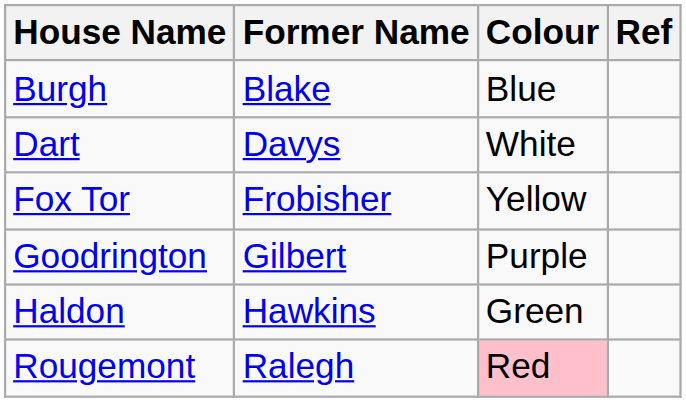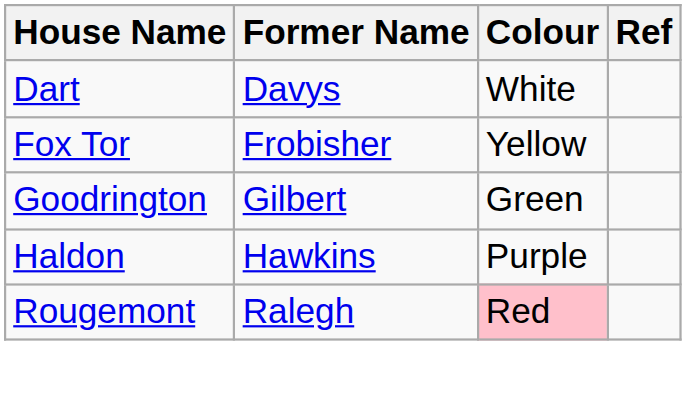- row: (60, 88)
(537, 255) Purple -> (535, 199) Green
(535, 311) Green -> (537, 255) Purple
